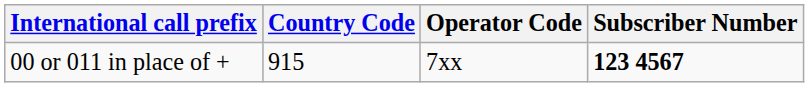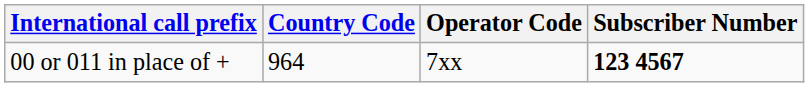(286, 61) 915 -> (286, 61) 964
